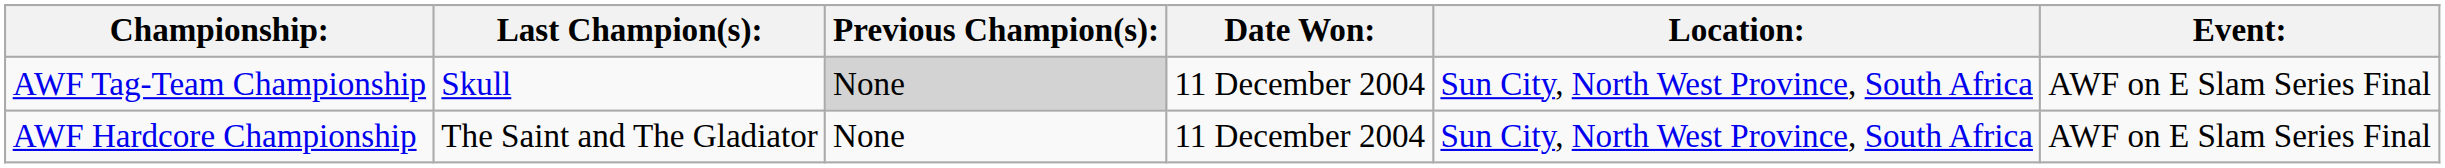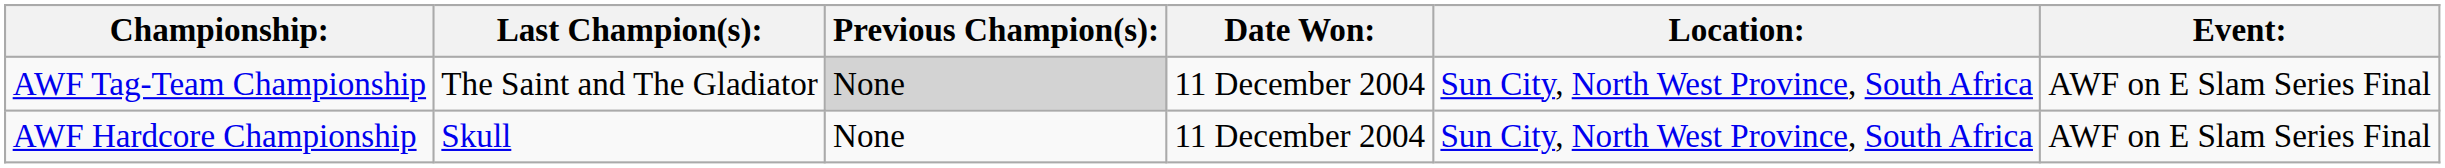(476, 83) Skull -> (630, 83) The Saint and The Gladiator
(630, 135) The Saint and The Gladiator -> (476, 135) Skull
